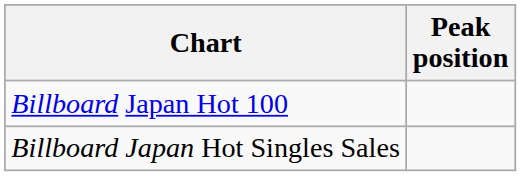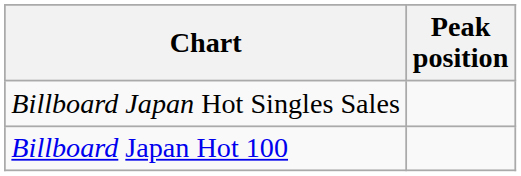rows swapped: (150, 103) <-> (206, 147)
